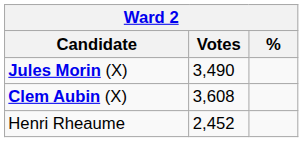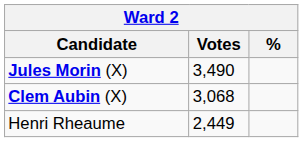(214, 96) 3,608 -> (214, 96) 3,068
(214, 123) 2,452 -> (214, 123) 2,449
